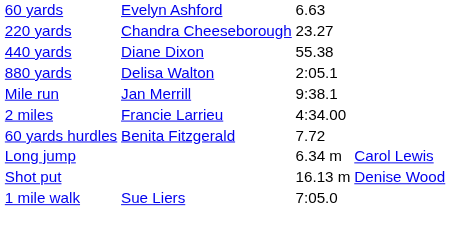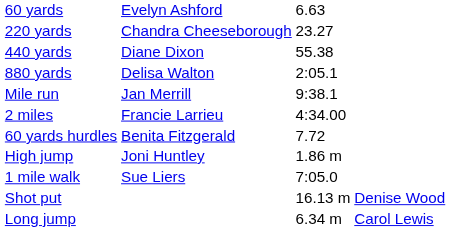+ row: (39, 156)
rows swapped: (40, 156) <-> (42, 198)
